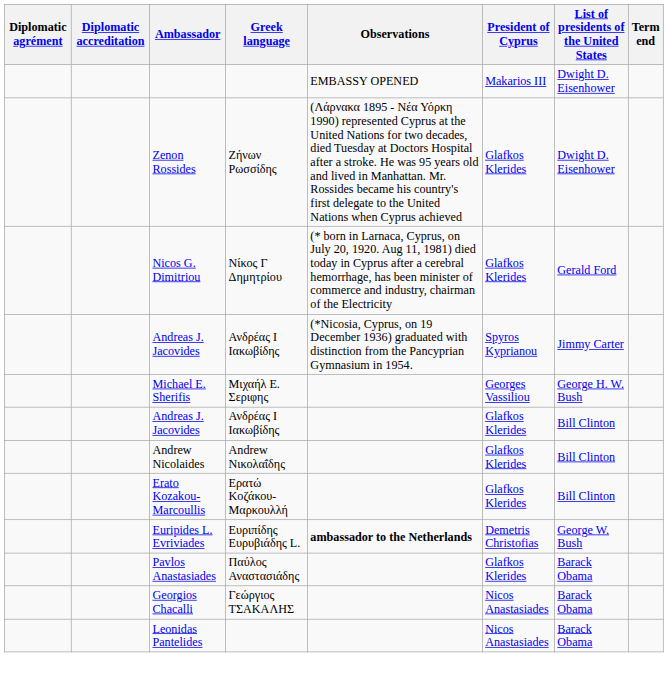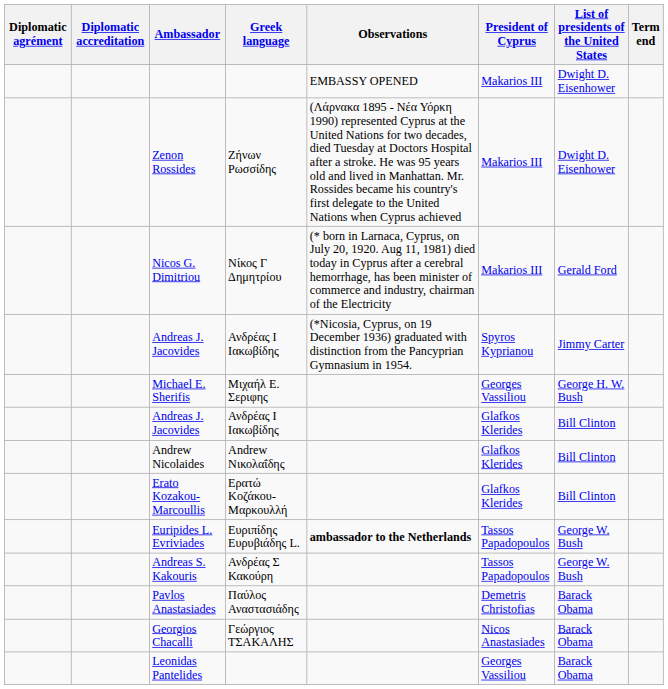(506, 162) Glafkos Klerides -> (512, 162) Makarios III
(506, 270) Glafkos Klerides -> (512, 270) Makarios III
(512, 536) Demetris Christofias -> (515, 536) Tassos Papadopoulos
+ row: (179, 569)
(506, 569) Glafkos Klerides -> (508, 602) Demetris Christofias
(517, 635) Nicos Anastasiades -> (504, 668) Georges Vassiliou
